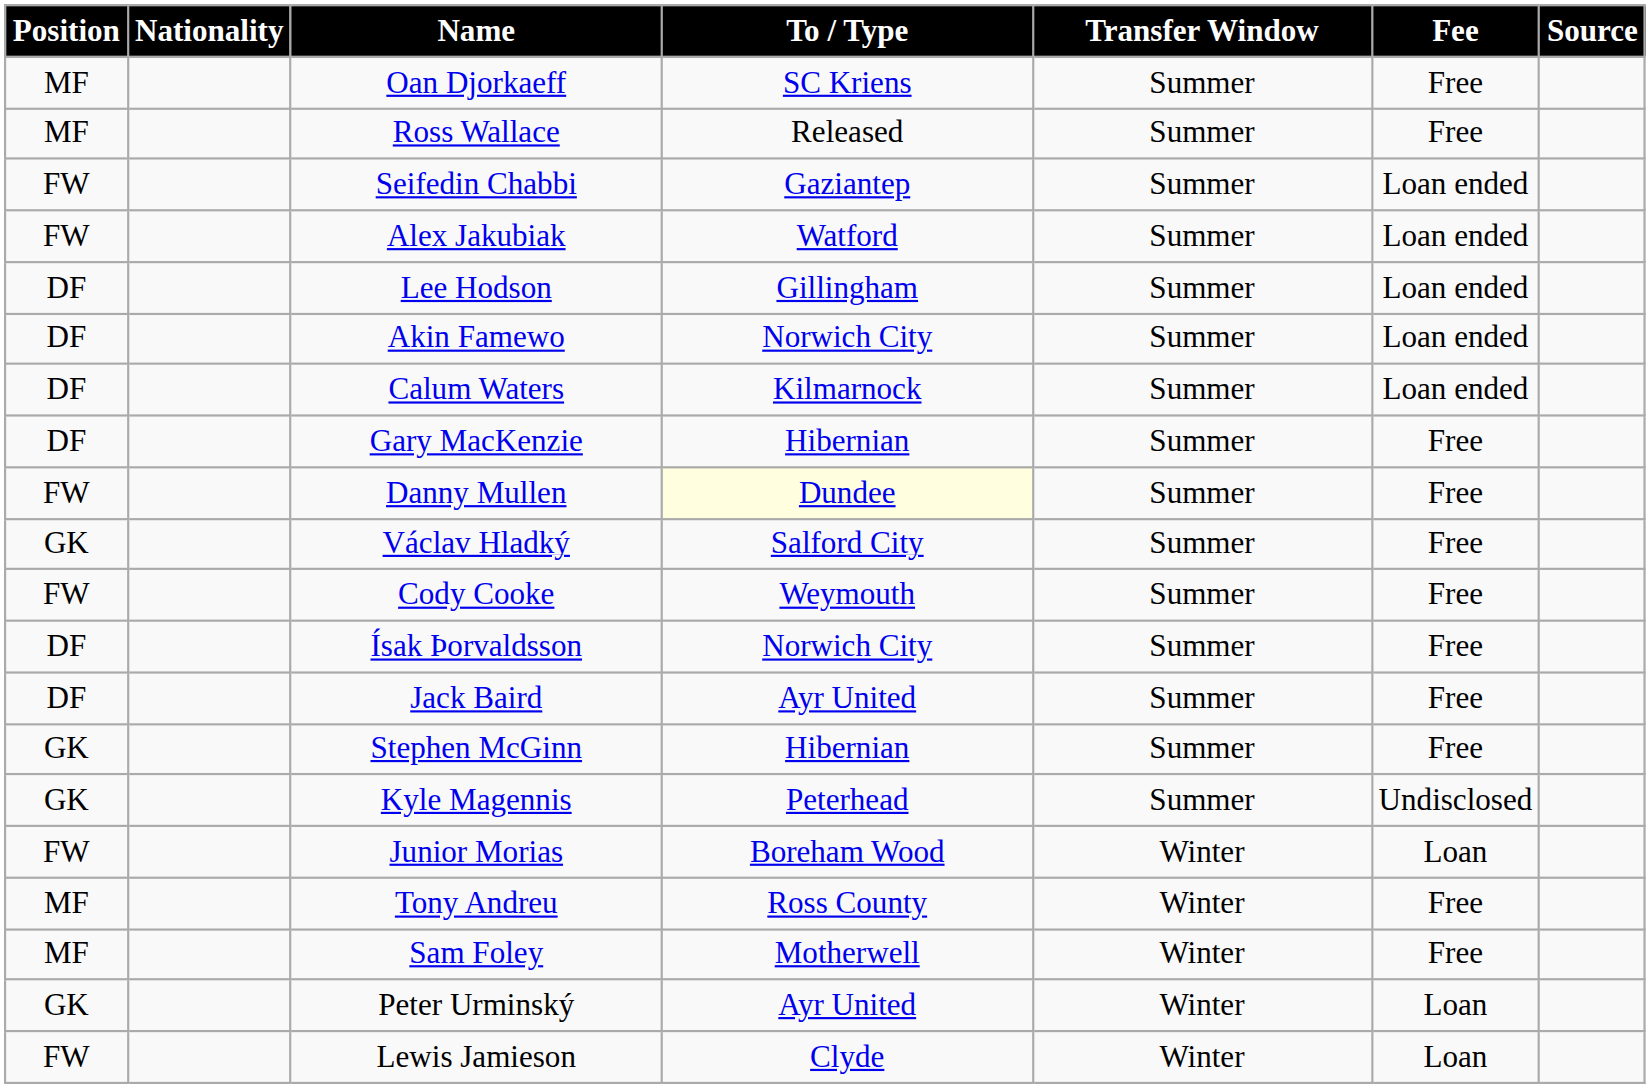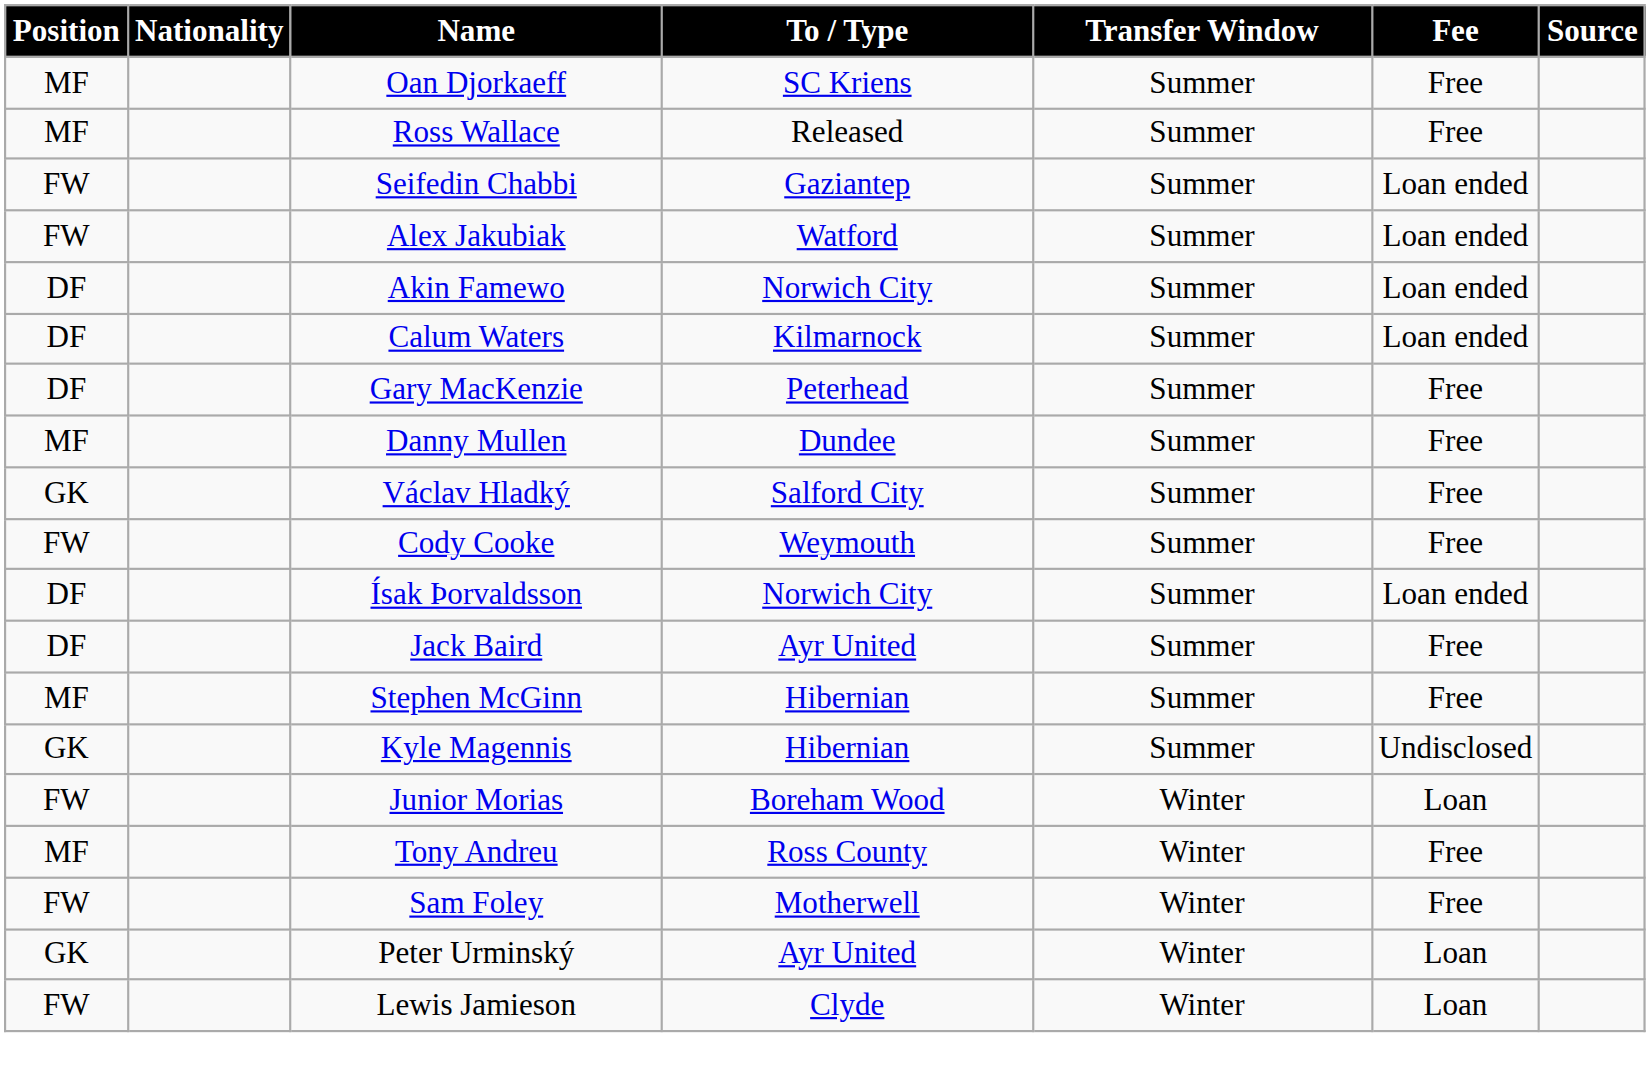- row: (476, 287)
(847, 440) Hibernian -> (847, 389) Peterhead
(66, 492) FW -> (66, 440) MF
(847, 492) lightyellow background -> (847, 440) no background
(1455, 646) Free -> (1455, 594) Loan ended
(66, 748) GK -> (66, 697) MF
(847, 800) Peterhead -> (847, 748) Hibernian
(66, 953) MF -> (66, 902) FW
